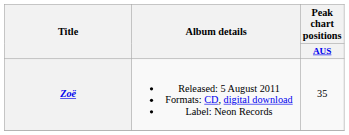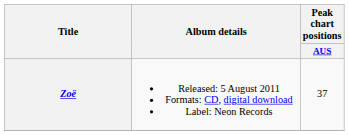(322, 94) 35 -> (322, 94) 37
